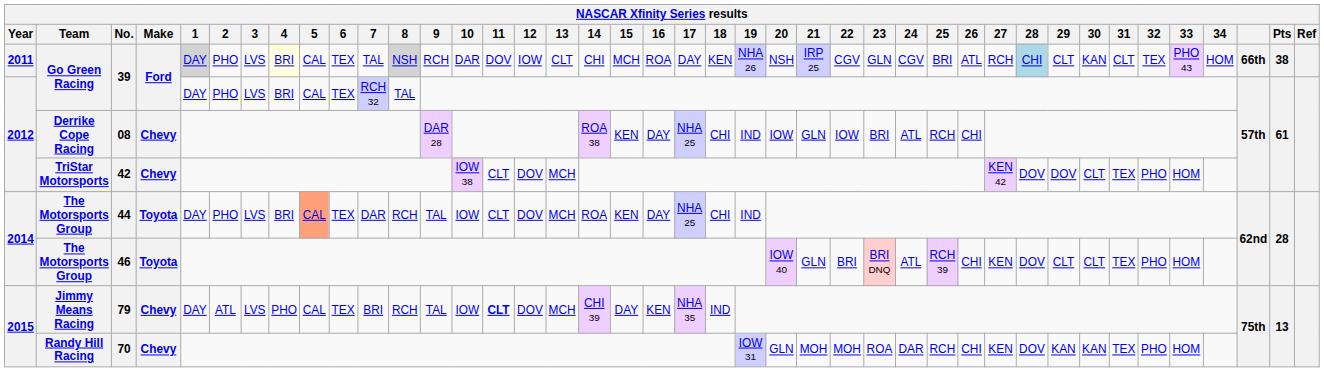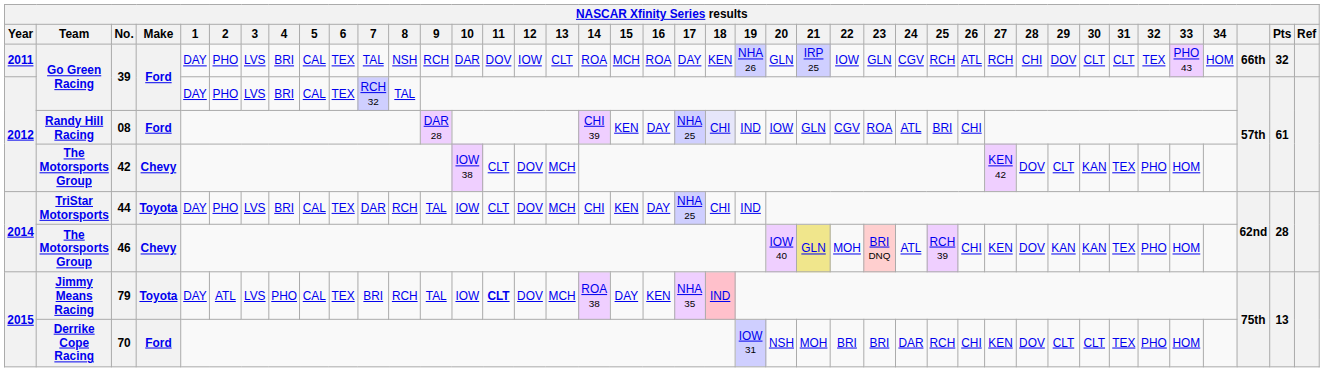(195, 60) lightgrey background -> (195, 60) no background
(284, 60) lightyellow background -> (284, 60) no background
(405, 60) lightgrey background -> (405, 60) no background
(594, 60) CHI -> (594, 60) ROA
(781, 60) NSH -> (781, 60) GLN
(847, 60) CGV -> (847, 60) IOW
(942, 60) BRI -> (942, 60) RCH
(1032, 60) lightblue background -> (1032, 60) no background
(1063, 60) CLT -> (1063, 60) DOV
(1094, 60) KAN -> (1094, 60) CLT
(1282, 60) 38 -> (1282, 60) 32
(74, 134) Derrike Cope Racing -> (74, 127) Randy Hill Racing
(158, 134) Chevy -> (158, 127) Ford
(594, 134) ROA 38 -> (594, 127) CHI 39
(720, 134) no background -> (720, 127) lavender background
(847, 134) IOW -> (847, 127) CGV
(879, 134) BRI -> (879, 127) ROA
(942, 134) RCH -> (942, 127) BRI
(74, 175) TriStar Motorsports -> (74, 168) The Motorsports Group
(1063, 175) DOV -> (1063, 168) CLT
(1094, 175) CLT -> (1094, 168) KAN
(74, 215) The Motorsports Group -> (74, 208) TriStar Motorsports
(314, 215) lightsalmon background -> (314, 208) no background
(594, 215) ROA -> (594, 208) CHI
(158, 262) Toyota -> (158, 248) Chevy
(814, 262) no background -> (814, 248) khaki background
(847, 262) BRI -> (847, 248) MOH
(1063, 262) CLT -> (1063, 248) KAN
(1094, 262) CLT -> (1094, 248) KAN
(158, 310) Chevy -> (158, 296) Toyota
(594, 309) CHI 39 -> (594, 295) ROA 38
(720, 310) no background -> (720, 296) pink background
(74, 350) Randy Hill Racing -> (74, 343) Derrike Cope Racing
(158, 350) Chevy -> (158, 343) Ford
(781, 350) GLN -> (781, 343) NSH
(847, 350) MOH -> (847, 343) BRI
(879, 350) ROA -> (879, 343) BRI
(1063, 350) KAN -> (1063, 343) CLT
(1094, 350) KAN -> (1094, 343) CLT
